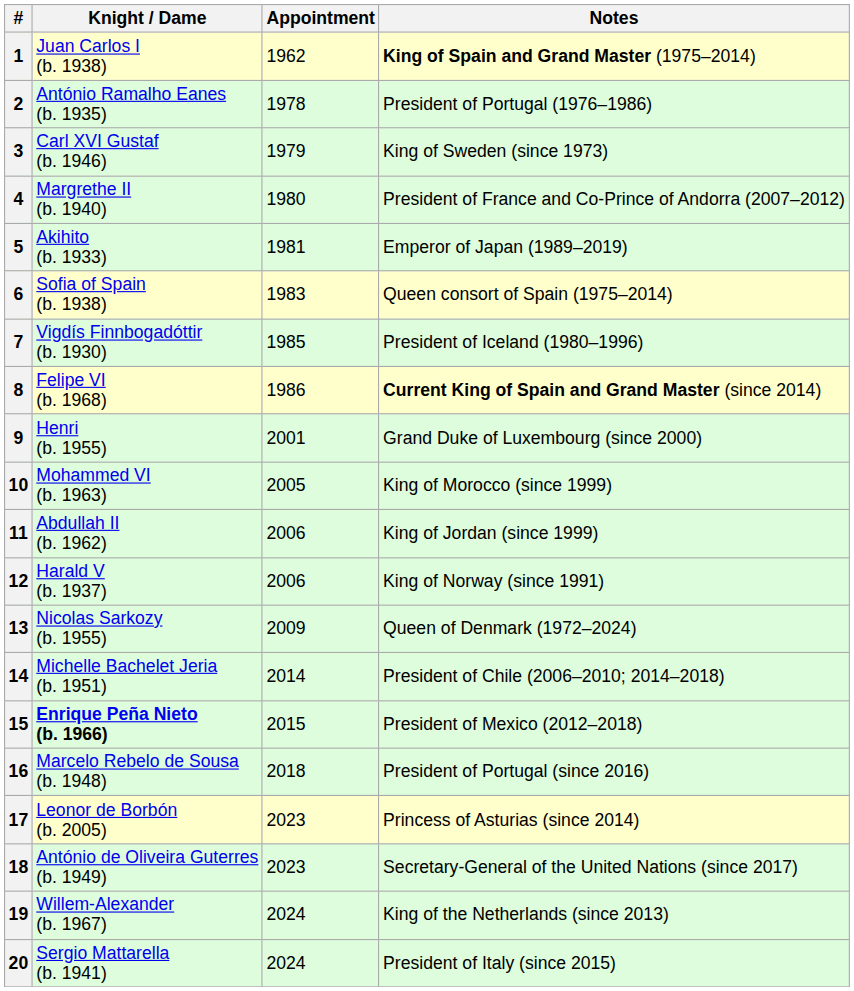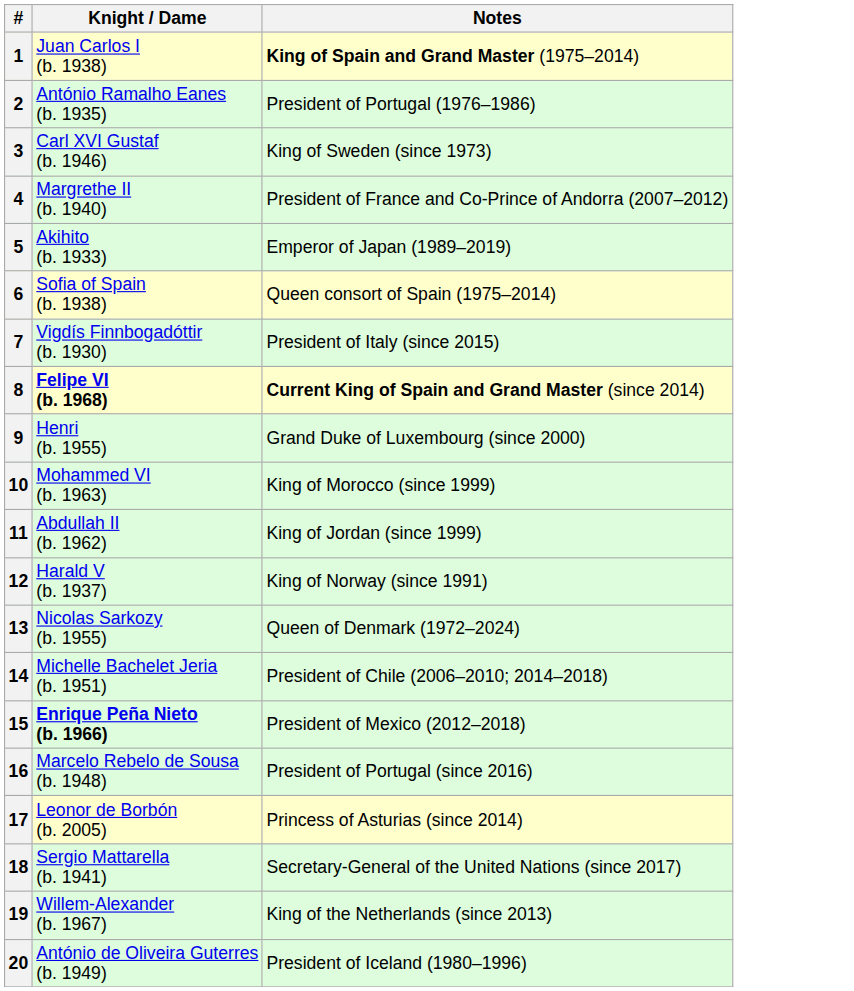- column: (321, 18)
(513, 342) President of Iceland (1980–1996) -> (383, 342) President of Italy (since 2015)
(72, 390) normal -> (72, 390) bold
(147, 867) António de Oliveira Guterres (b. 1949) -> (103, 867) Sergio Mattarella (b. 1941)
(103, 962) Sergio Mattarella (b. 1941) -> (147, 962) António de Oliveira Guterres (b. 1949)
(500, 962) President of Italy (since 2015) -> (397, 962) President of Iceland (1980–1996)
